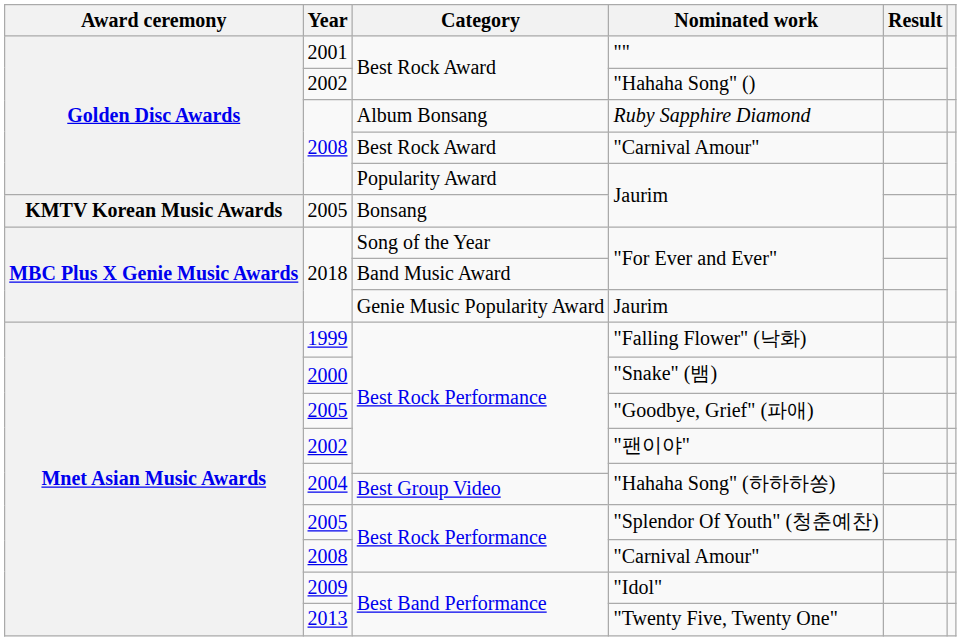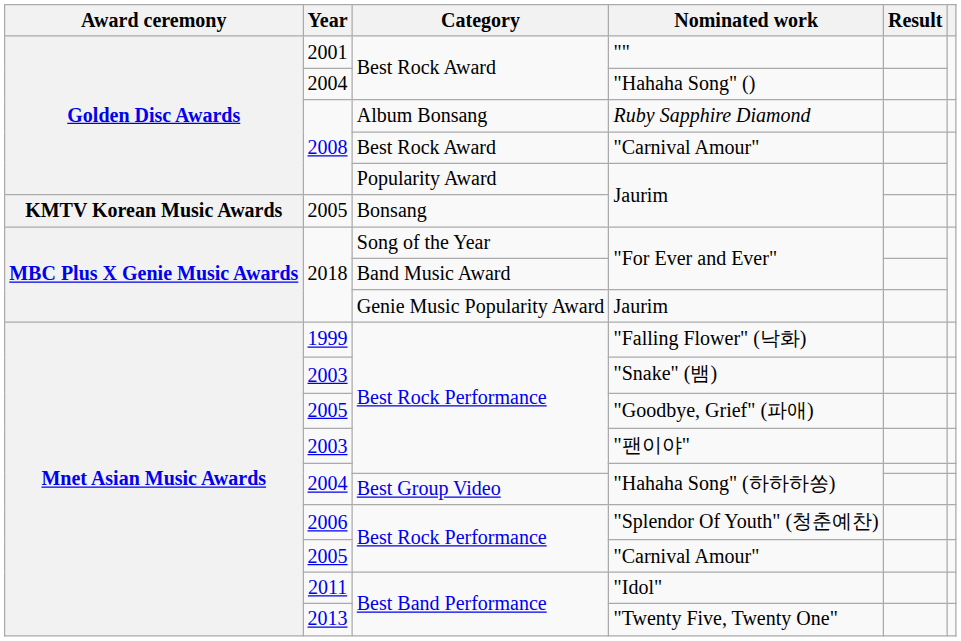(328, 83) 2002 -> (328, 83) 2004
(328, 374) 2000 -> (328, 374) 2003
(328, 445) 2002 -> (328, 445) 2003
(328, 522) 2005 -> (328, 522) 2006
(328, 555) 2008 -> (328, 555) 2005
(328, 587) 2009 -> (328, 587) 2011
